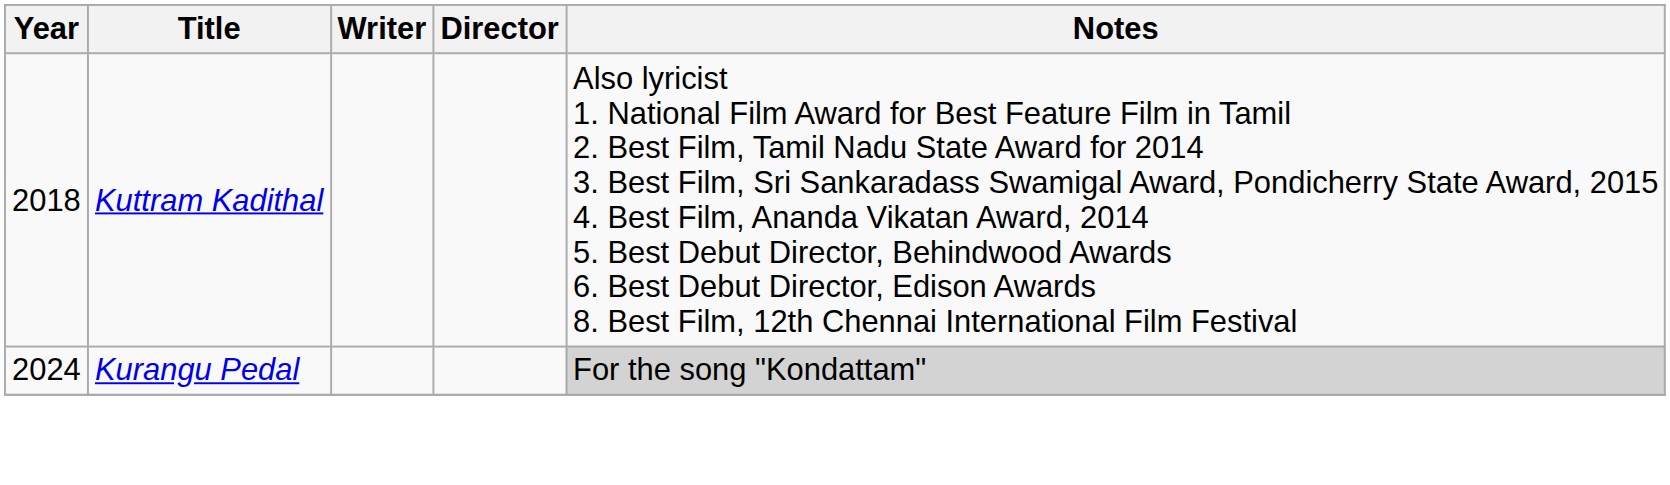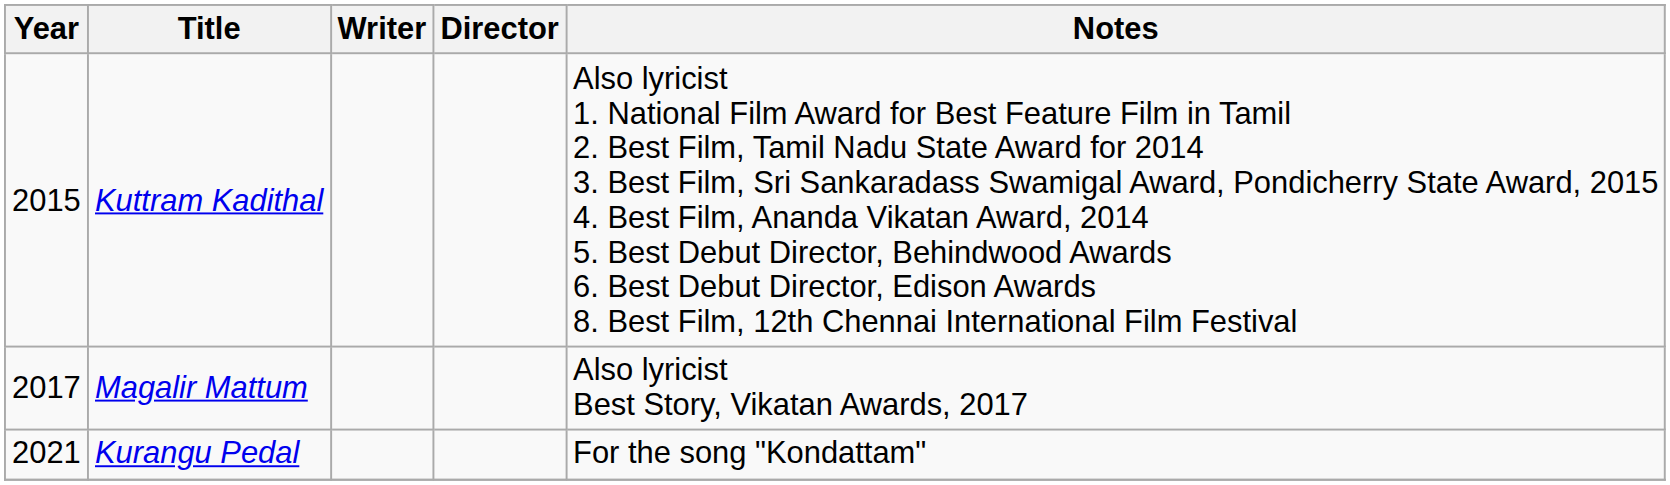(46, 199) 2018 -> (46, 199) 2015
+ row: (201, 387)
(46, 370) 2024 -> (46, 453) 2021
(750, 370) lightgrey background -> (750, 453) no background
